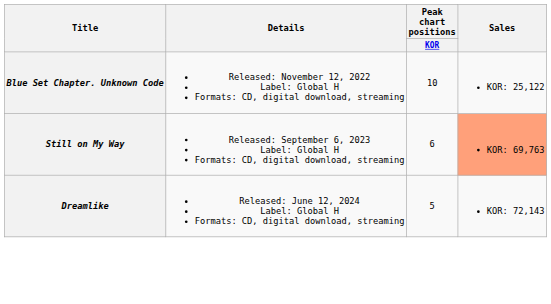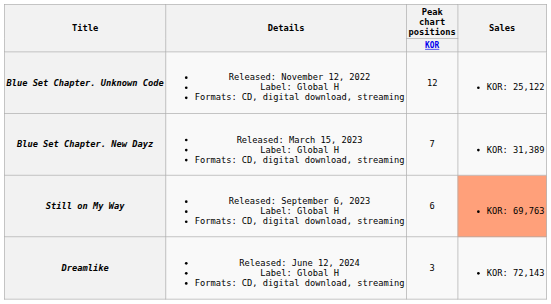(432, 83) 10 -> (432, 83) 12
+ row: (85, 144)
(432, 206) 5 -> (432, 268) 3
